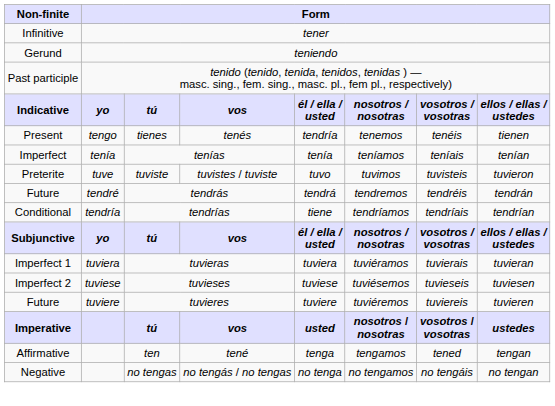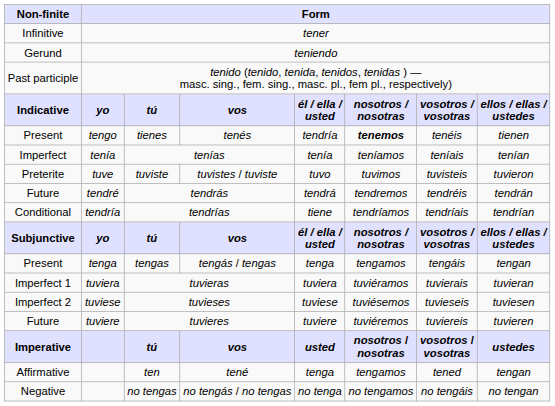(381, 136) normal -> (381, 136) bold
+ row: (152, 264)
